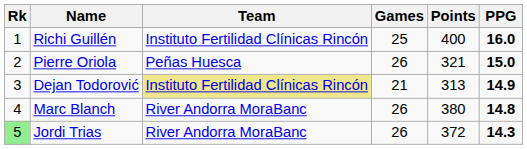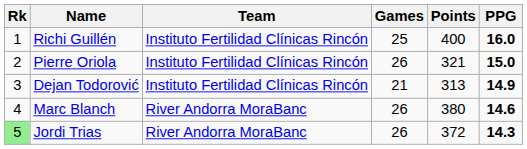(193, 62) Peñas Huesca -> (257, 62) Instituto Fertilidad Clínicas Rincón
(257, 86) khaki background -> (257, 86) no background
(501, 109) 14.8 -> (501, 109) 14.6
